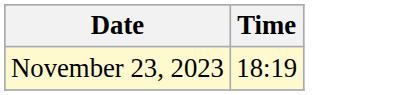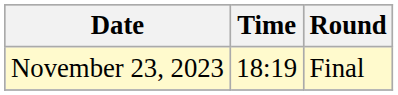+ column: (348, 25)
